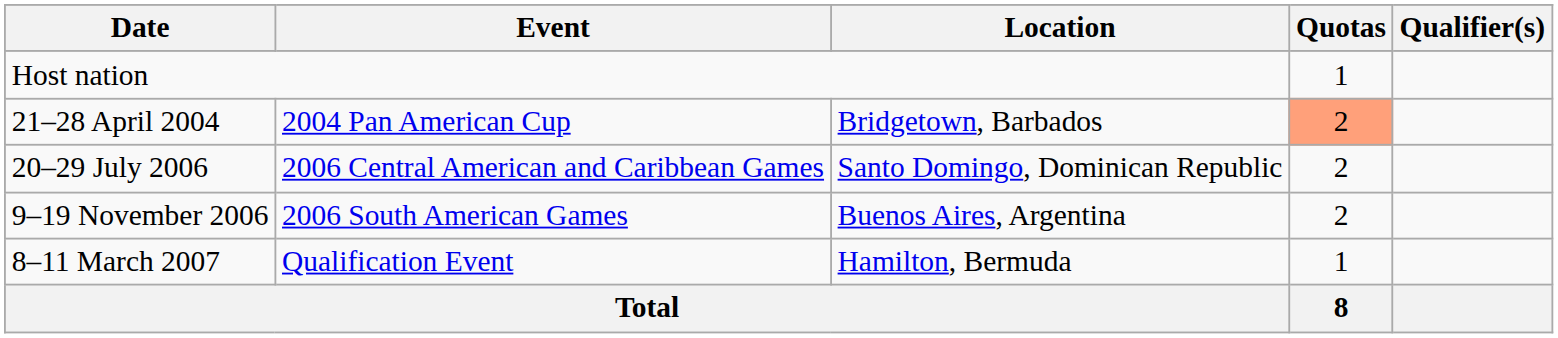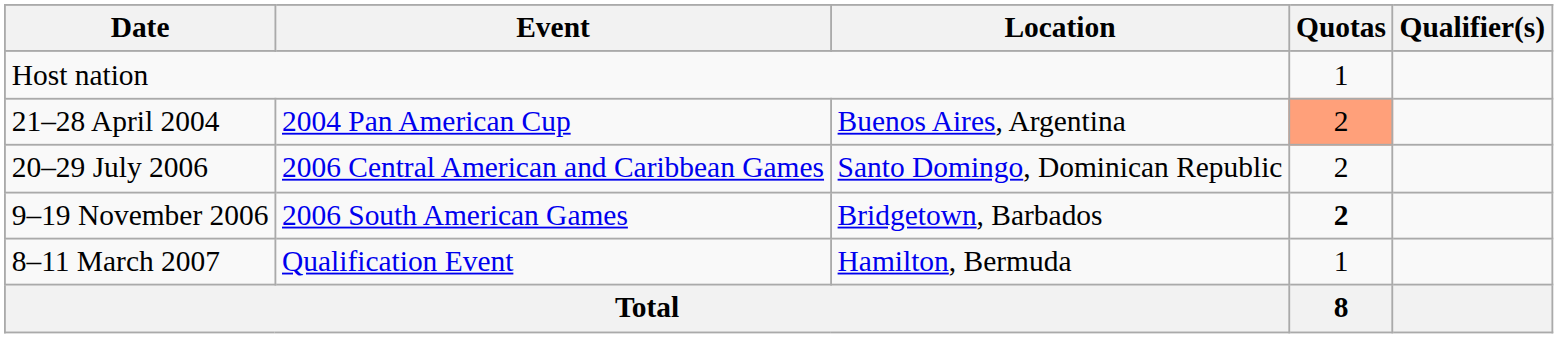(970, 121) Bridgetown, Barbados -> (982, 121) Buenos Aires, Argentina
(982, 214) Buenos Aires, Argentina -> (970, 214) Bridgetown, Barbados
(1341, 214) normal -> (1341, 214) bold
